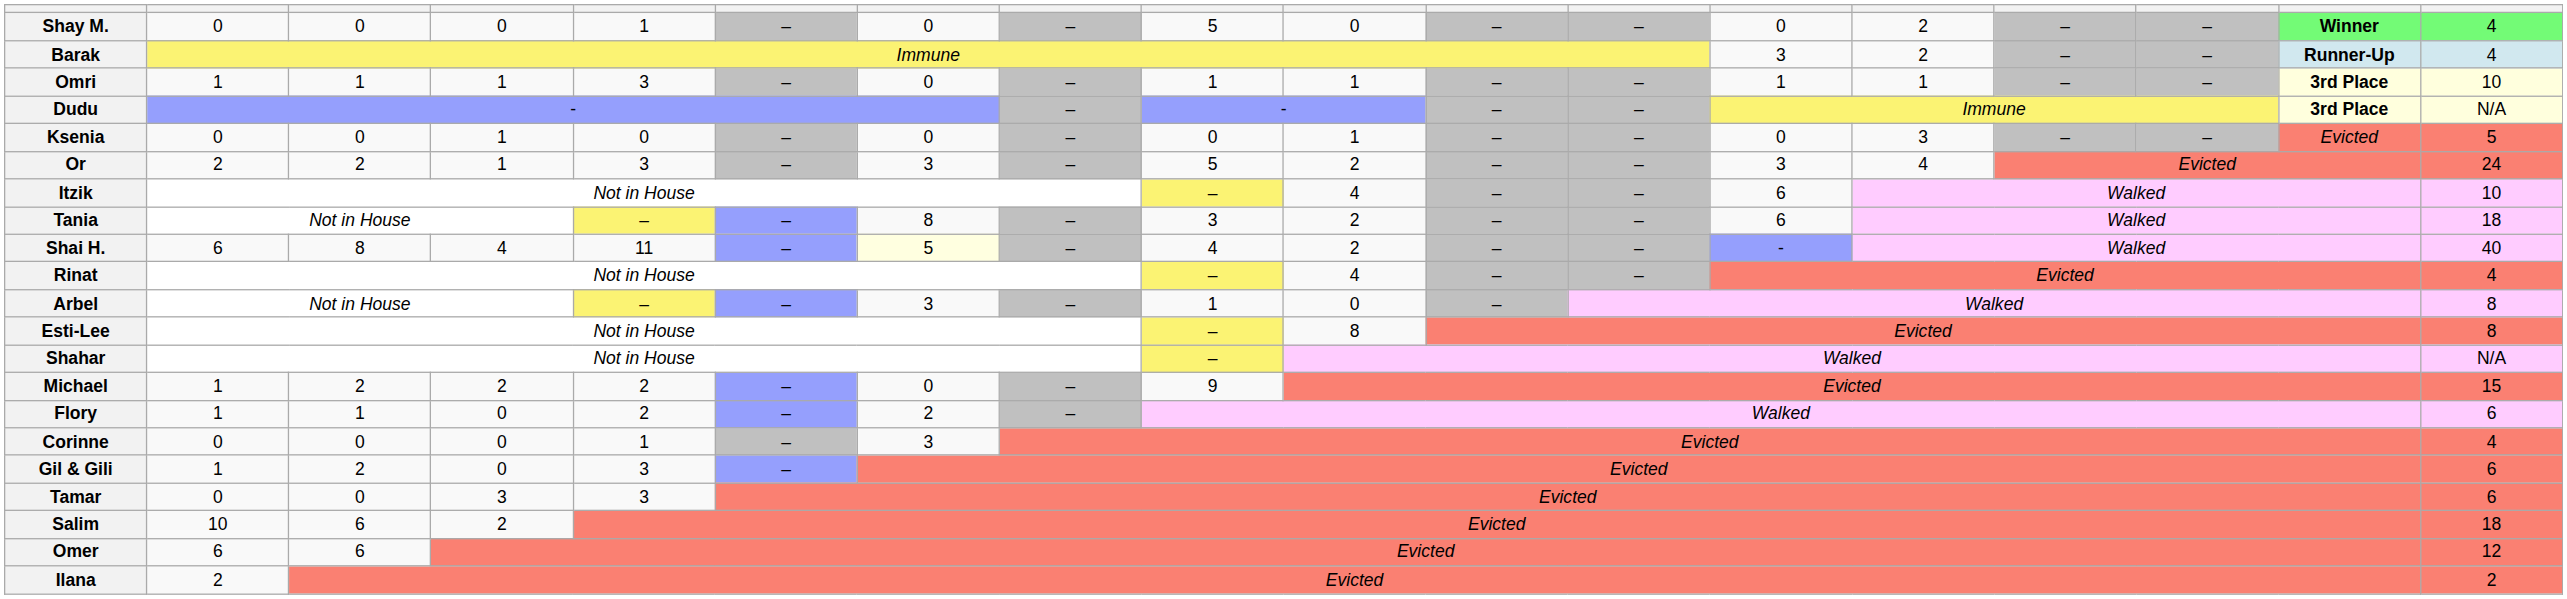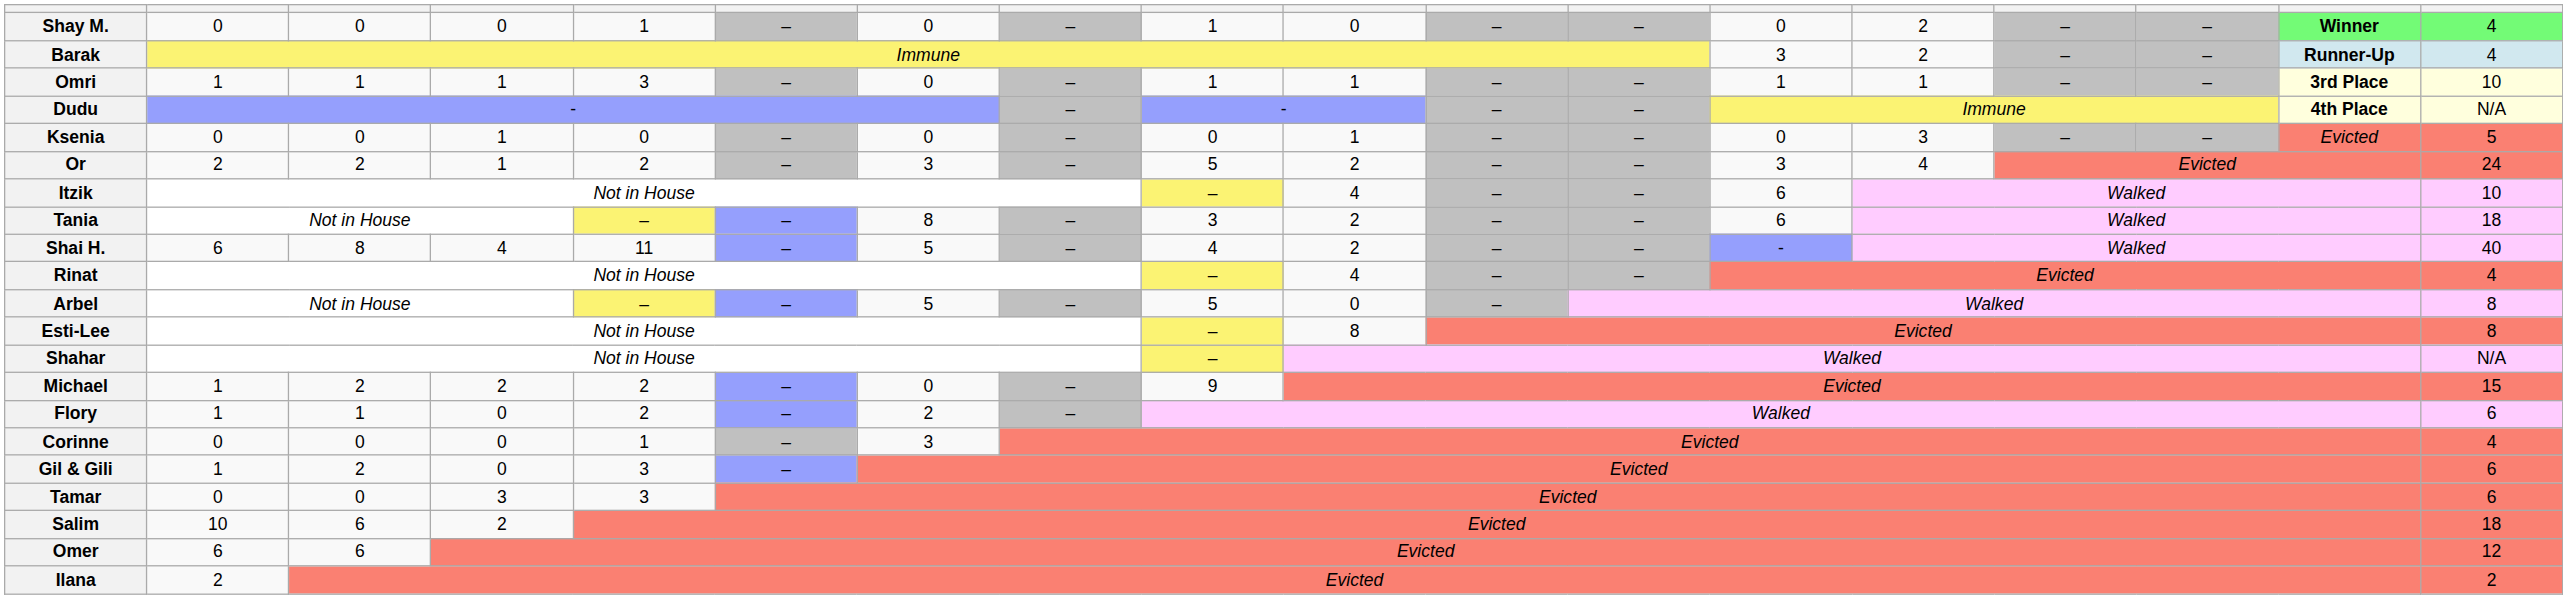(1213, 26) 5 -> (1213, 26) 1
(2349, 109) 3rd Place -> (2349, 109) 4th Place
(644, 165) 3 -> (644, 165) 2
(928, 248) lightyellow background -> (928, 248) no background
(928, 303) 3 -> (928, 303) 5
(1213, 303) 1 -> (1213, 303) 5
